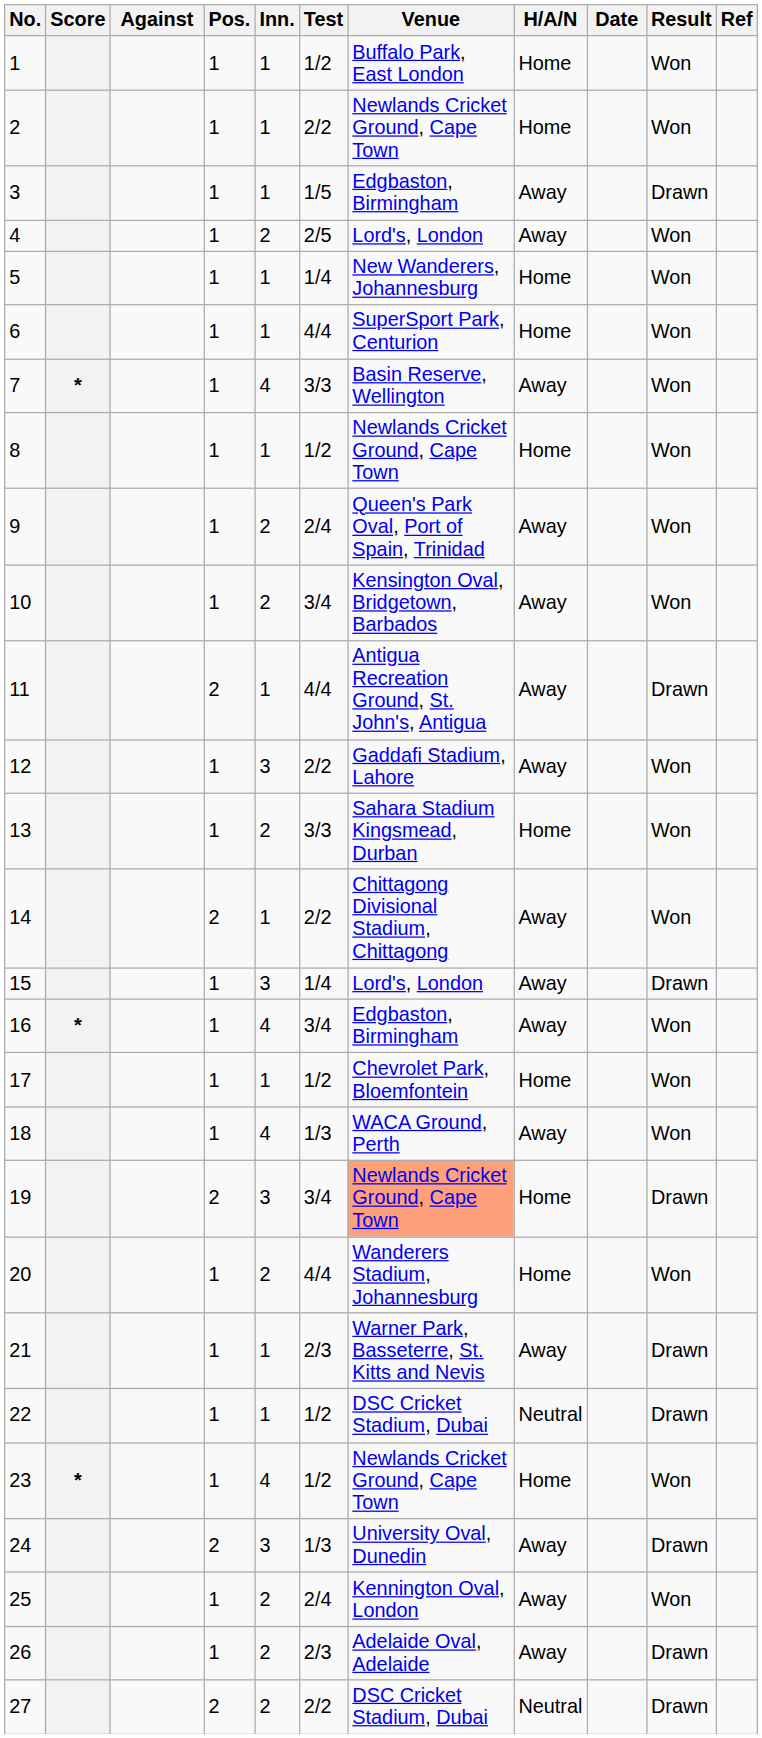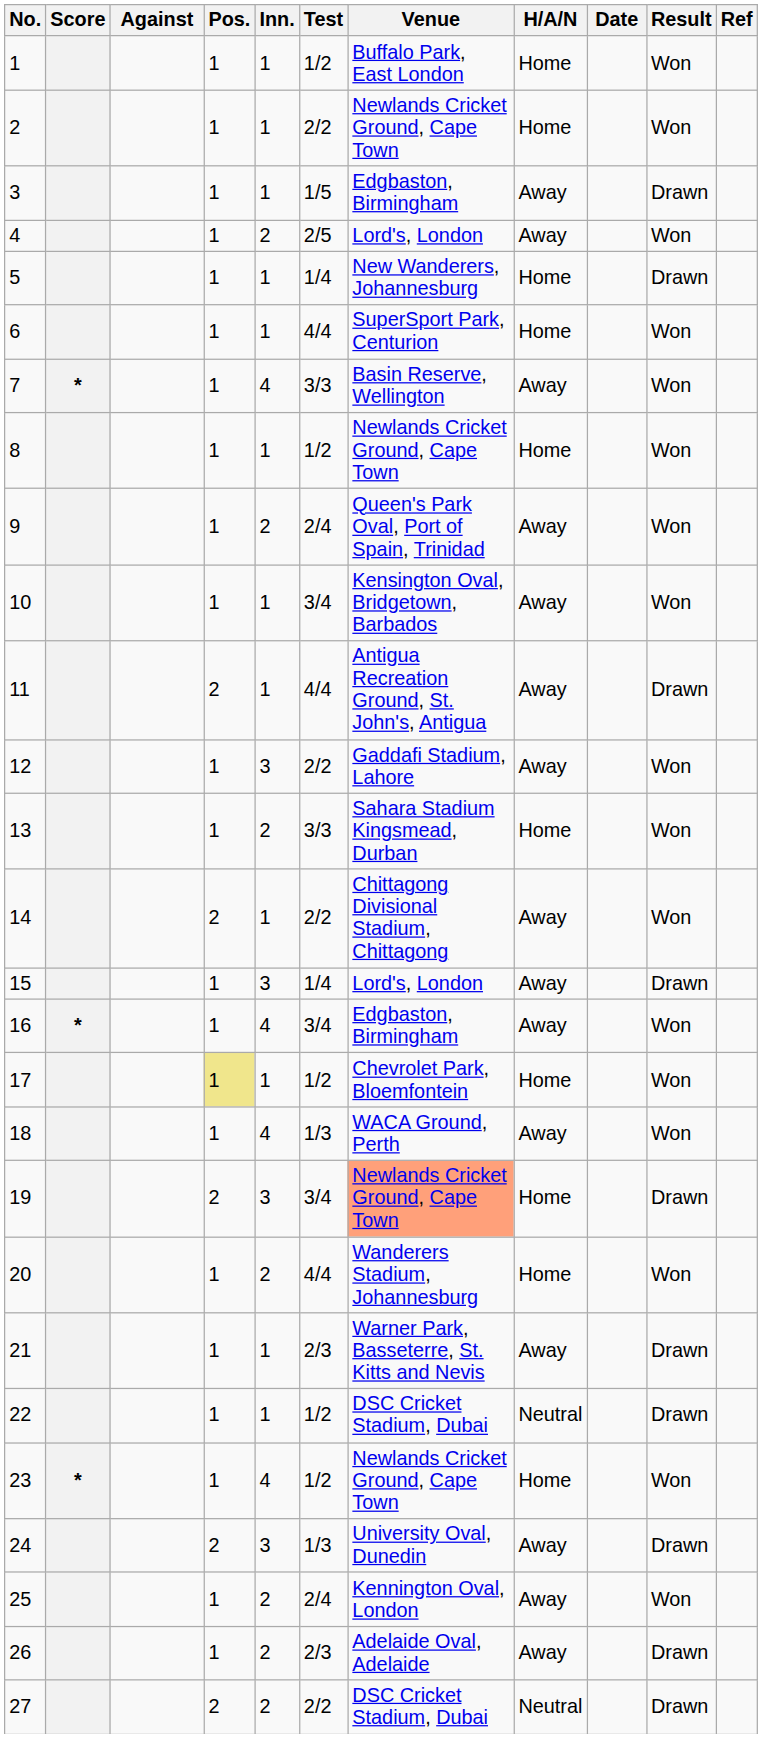(671, 277) Won -> (680, 277) Drawn
(265, 602) 2 -> (265, 602) 1
(214, 1079) no background -> (214, 1079) khaki background
